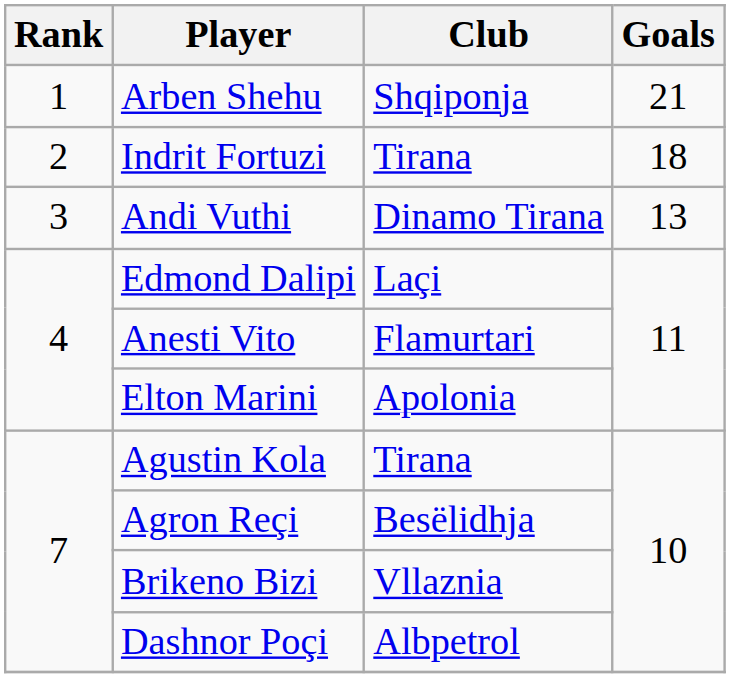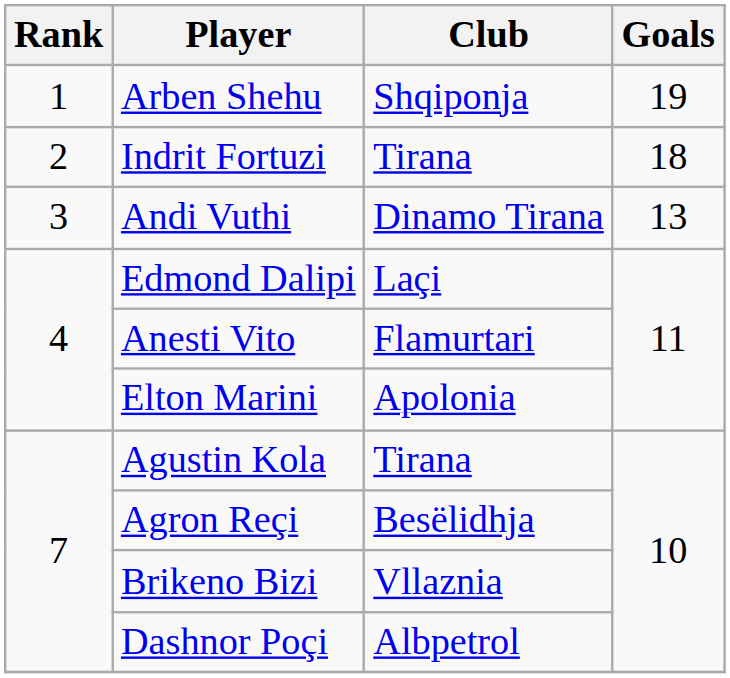(668, 95) 21 -> (668, 95) 19
